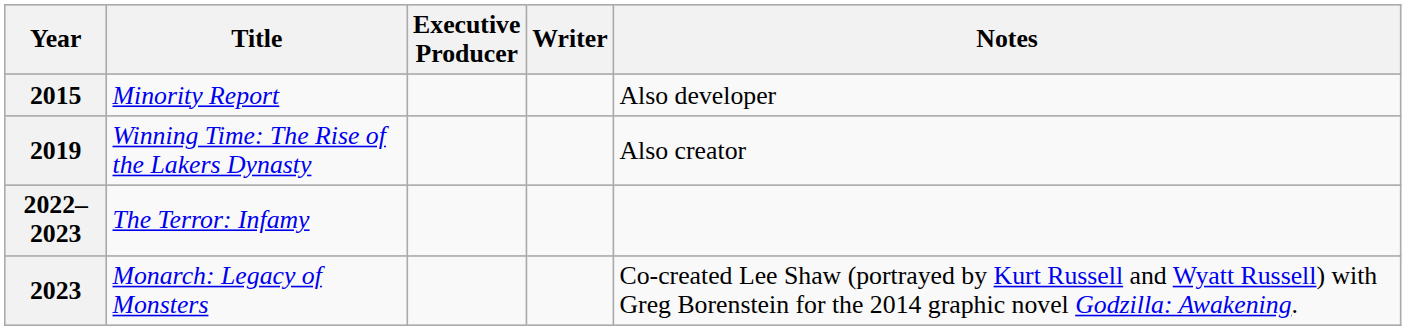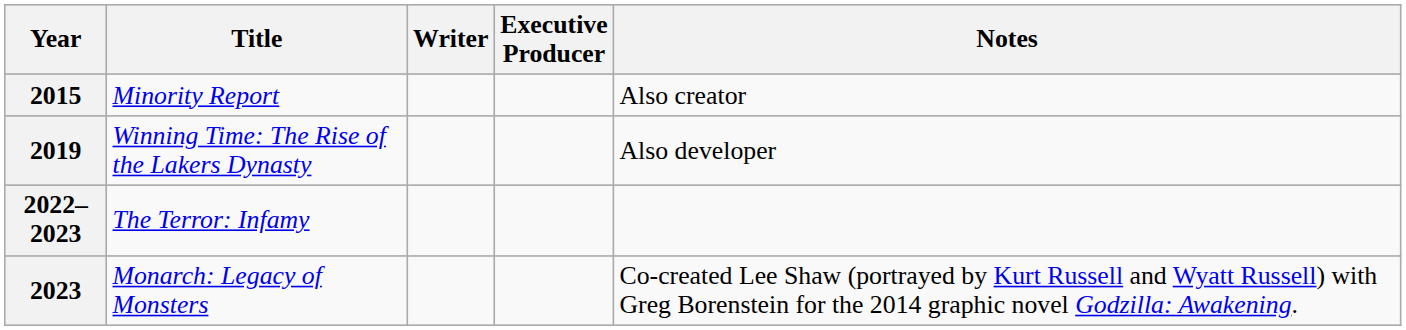columns swapped: (570, 39) <-> (467, 39)
(698, 94) Also developer -> (683, 94) Also creator
(683, 150) Also creator -> (698, 150) Also developer
